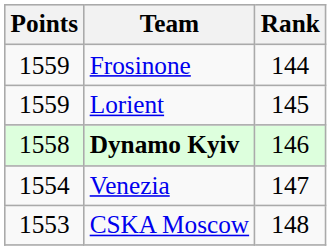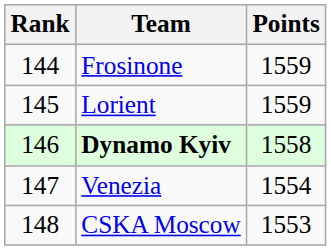columns swapped: (290, 24) <-> (44, 24)
